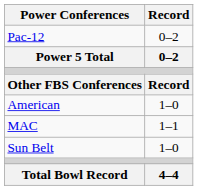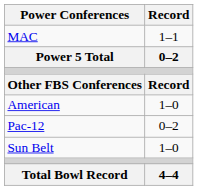rows swapped: (26, 36) <-> (23, 126)
